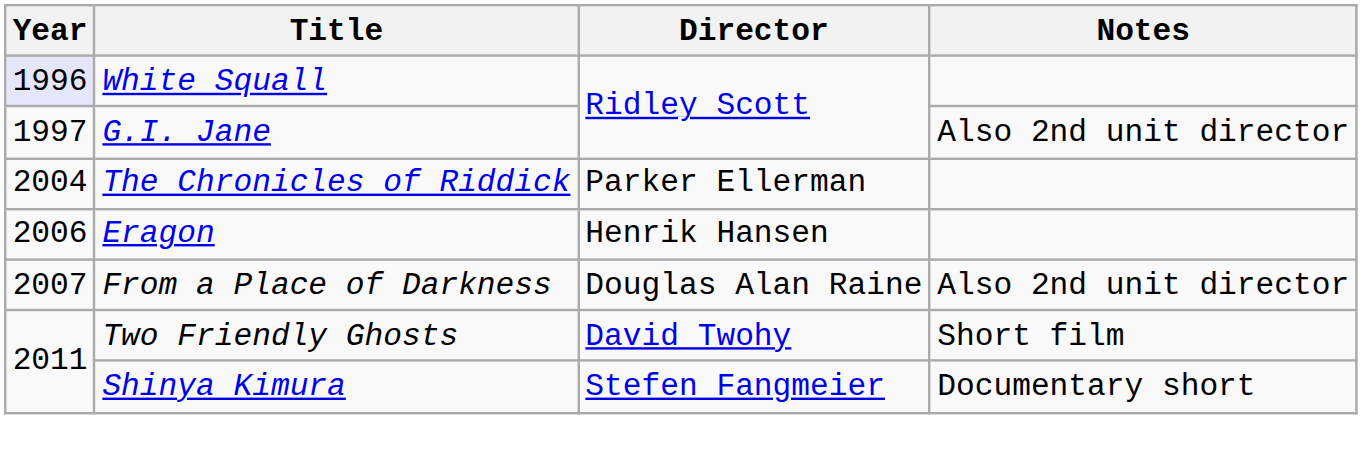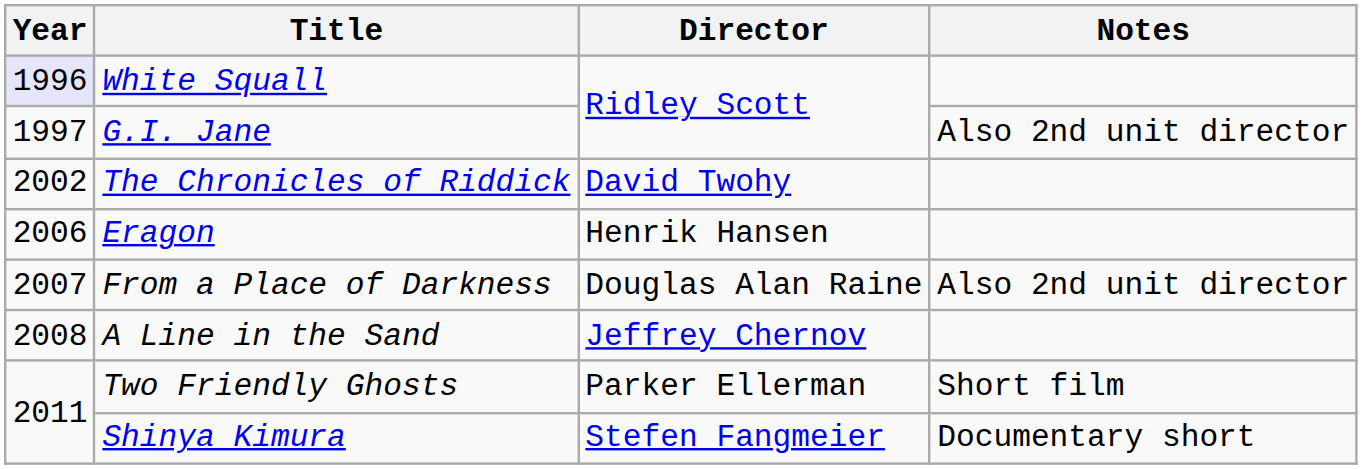(50, 183) 2004 -> (50, 183) 2002
(726, 183) Parker Ellerman -> (688, 183) David Twohy
+ row: (271, 336)
(688, 336) David Twohy -> (726, 387) Parker Ellerman
